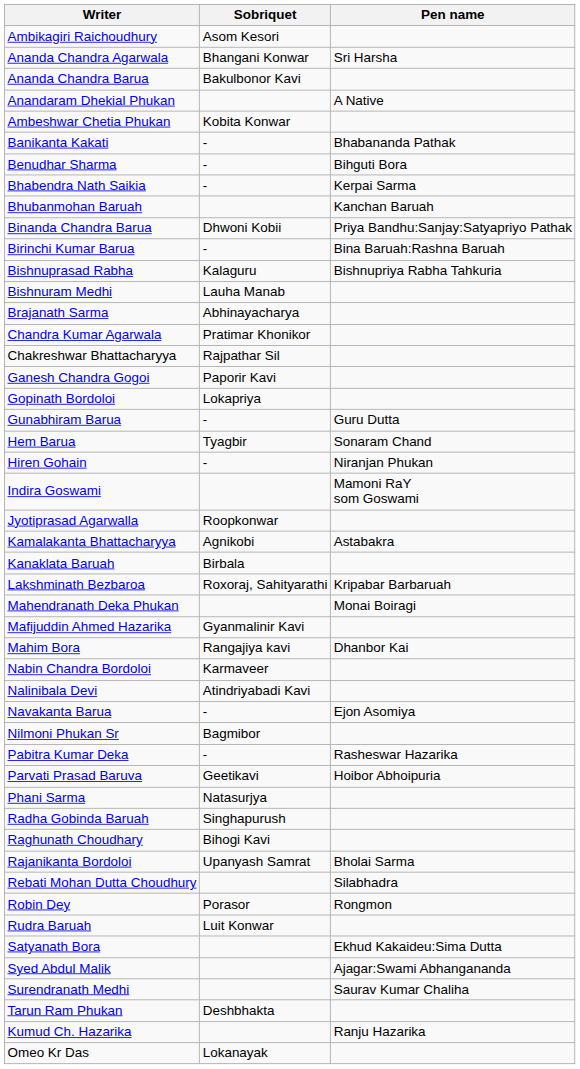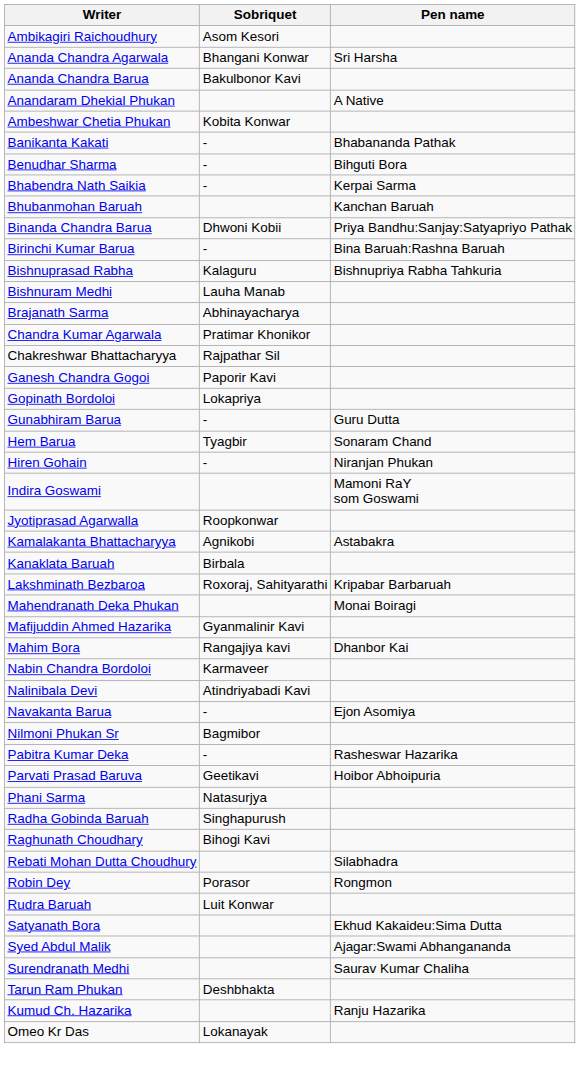- row: (70, 861)
